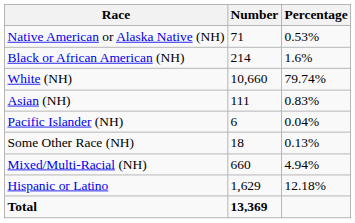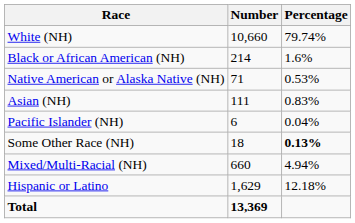rows swapped: (40, 79) <-> (116, 36)
(302, 143) normal -> (303, 143) bold
